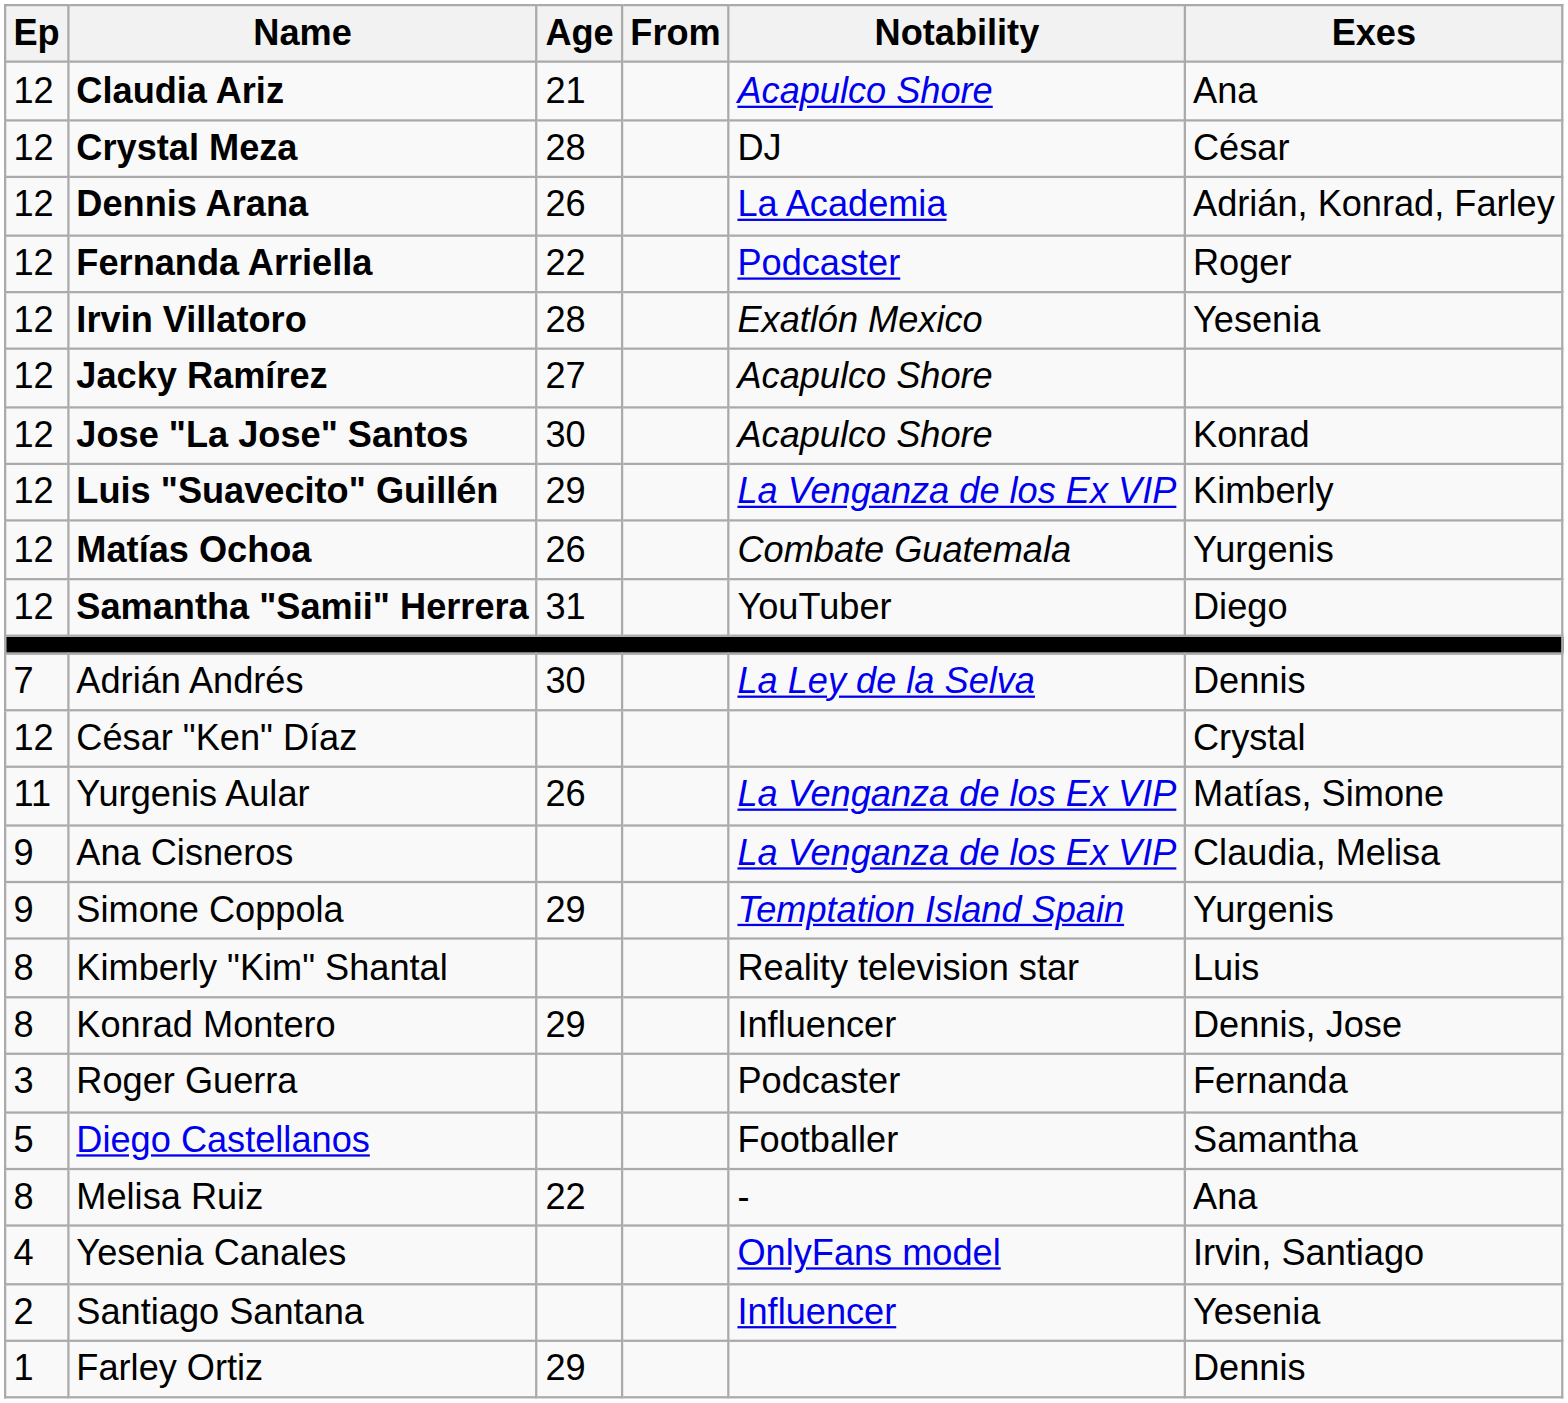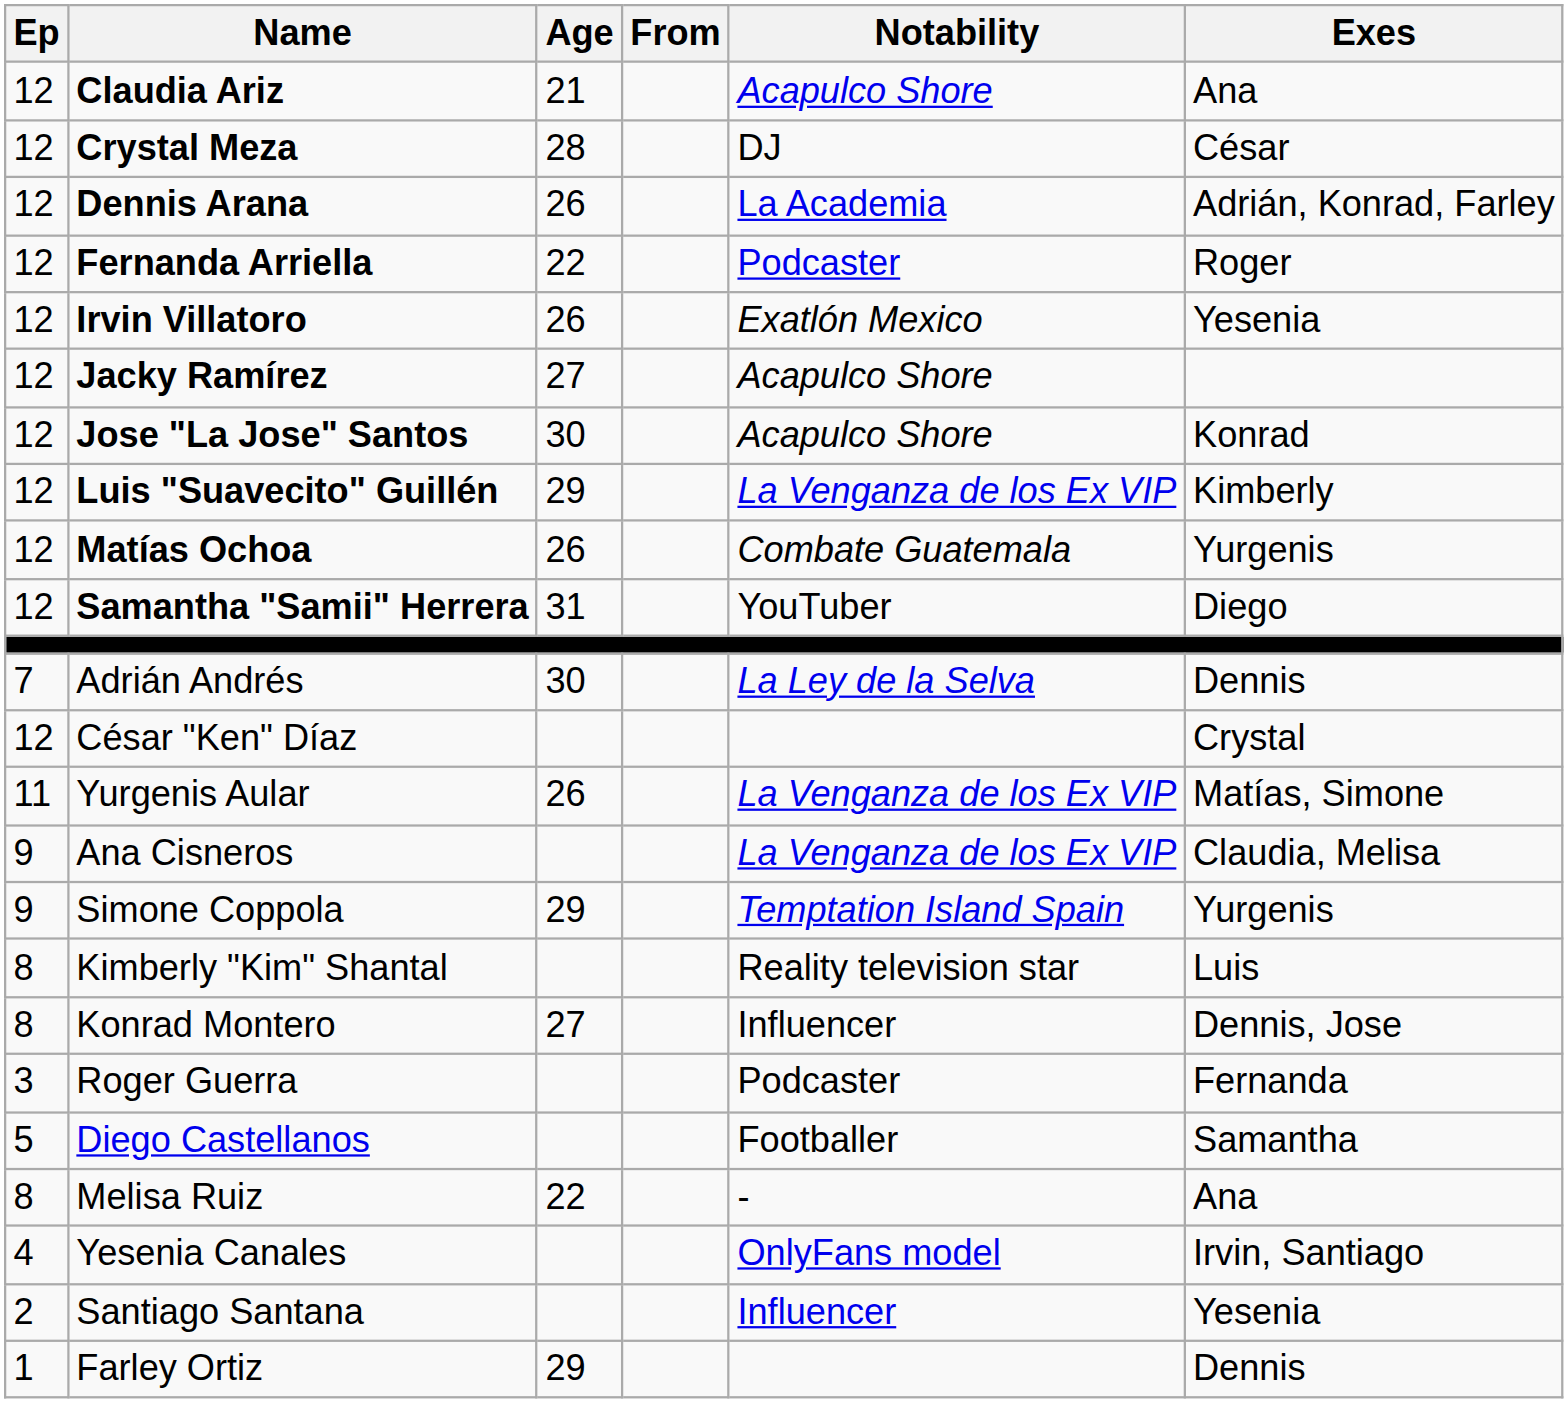(565, 319) 28 -> (565, 319) 26
(565, 1024) 29 -> (565, 1024) 27
